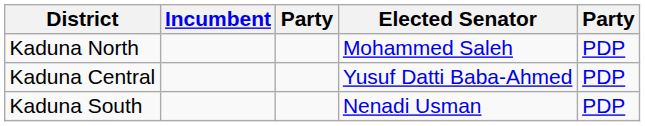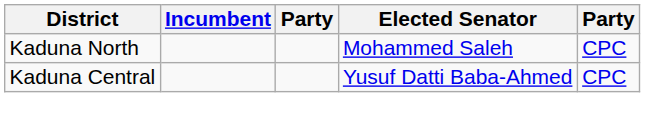(604, 48) PDP -> (604, 48) CPC
(604, 77) PDP -> (604, 77) CPC
- row: (76, 106)
